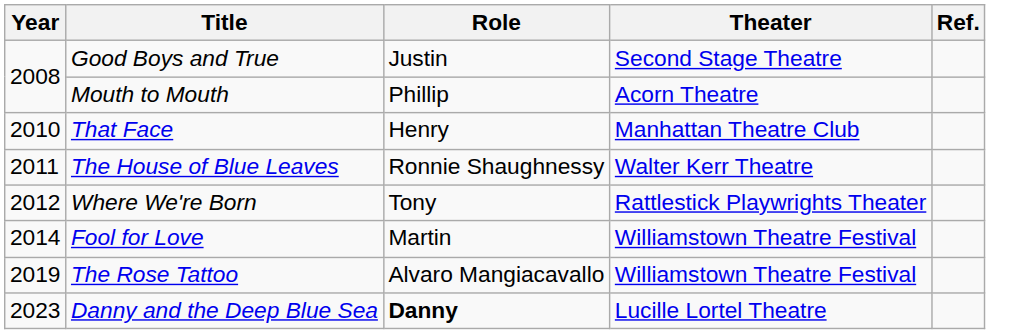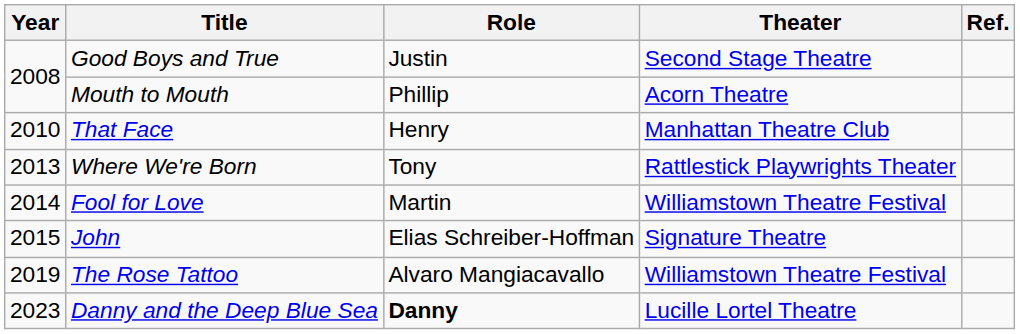- row: (205, 166)
(35, 202) 2012 -> (35, 166) 2013
+ row: (96, 238)
